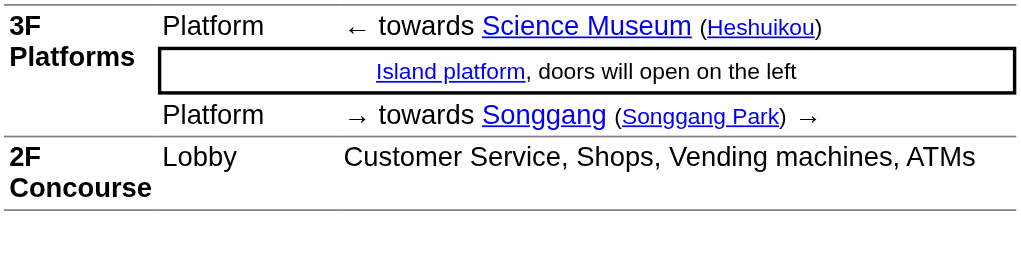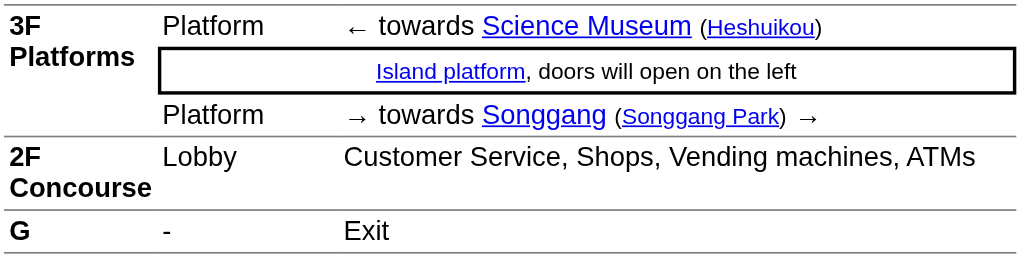+ row: (167, 231)
